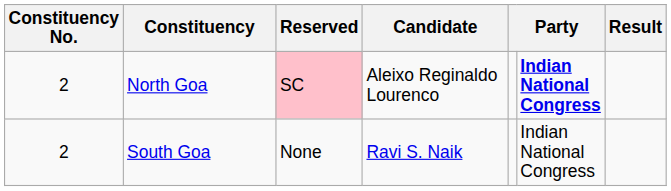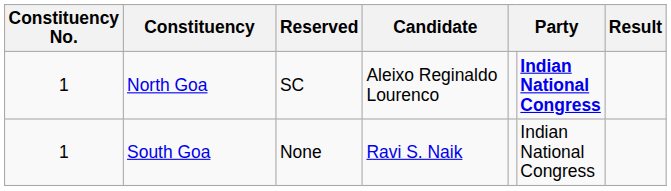(64, 85) 2 -> (64, 85) 1
(292, 85) pink background -> (292, 85) no background
(64, 152) 2 -> (64, 152) 1
